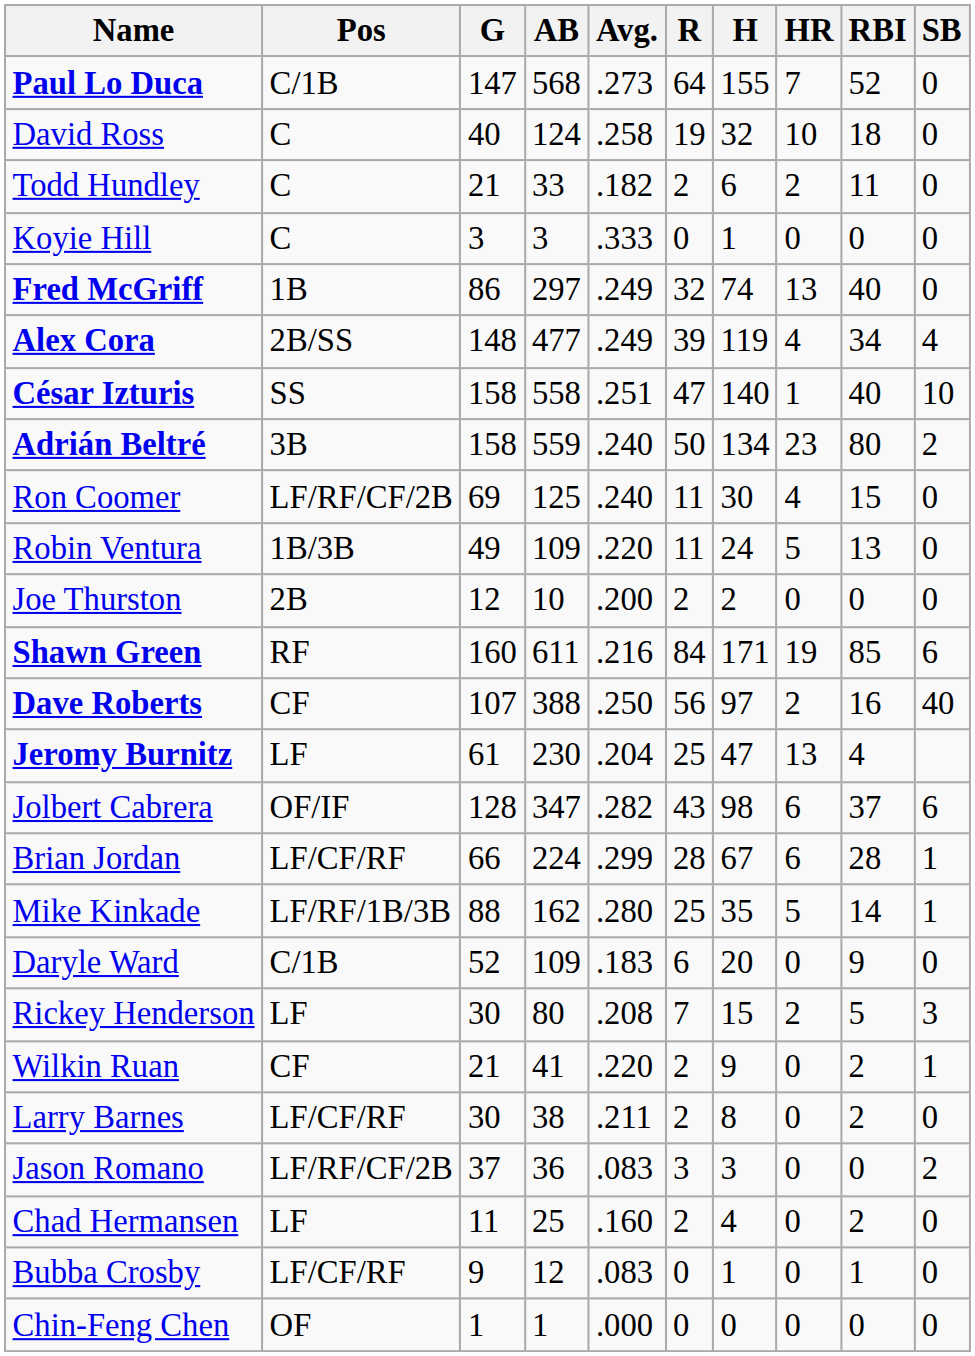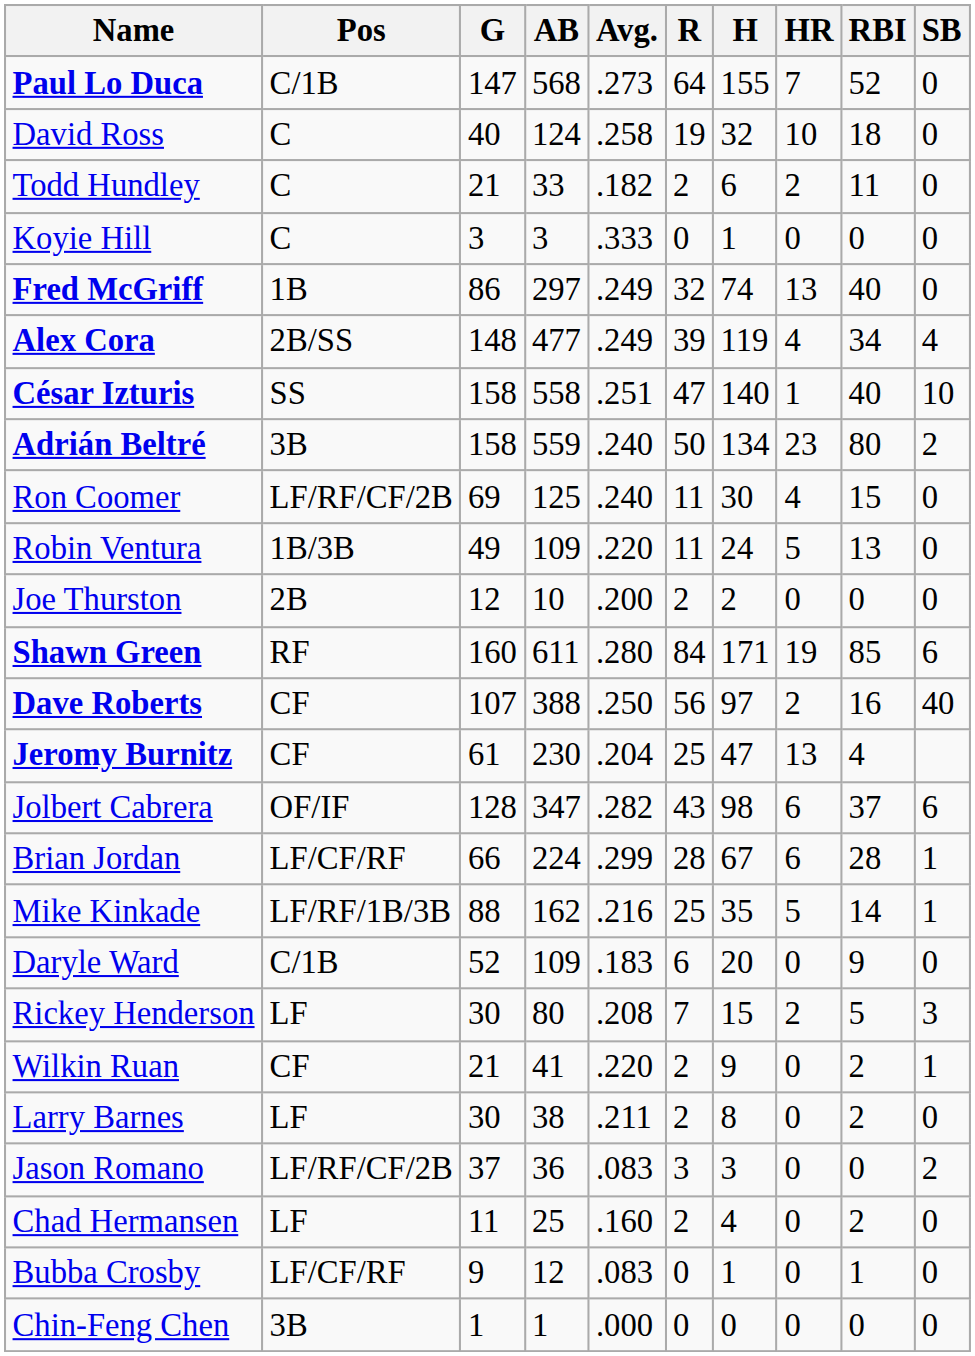(624, 651) .216 -> (624, 651) .280
(289, 755) LF -> (290, 755) CF
(624, 910) .280 -> (624, 910) .216
(338, 1117) LF/CF/RF -> (289, 1117) LF
(290, 1324) OF -> (289, 1324) 3B
